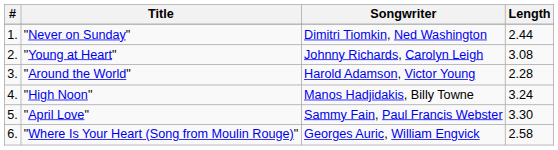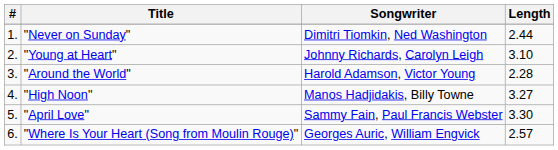(521, 54) 3.08 -> (521, 54) 3.10
(521, 94) 3.24 -> (521, 94) 3.27
(521, 134) 2.58 -> (521, 134) 2.57
